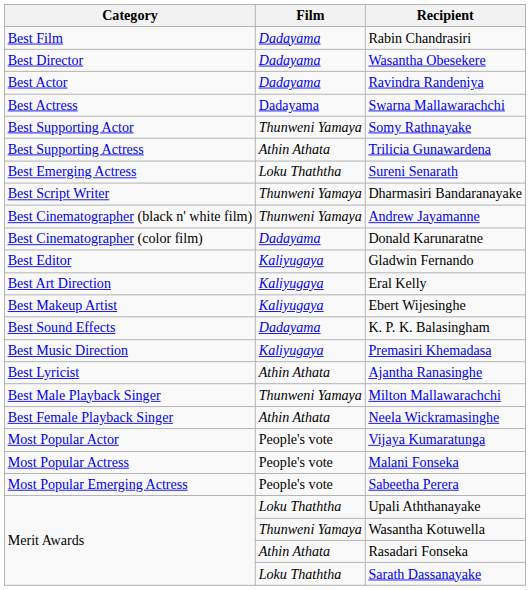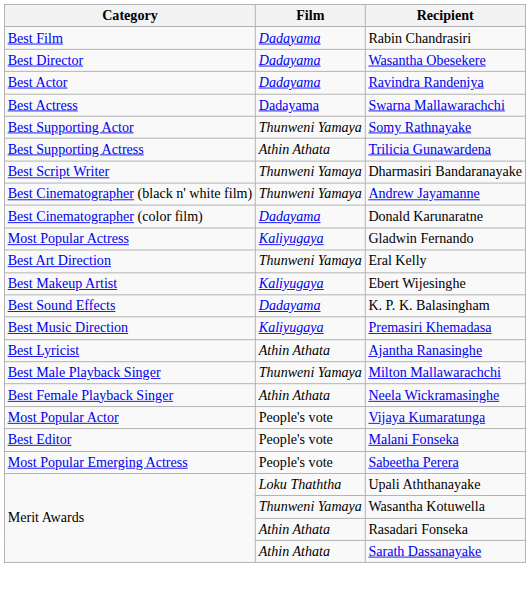- row: (413, 171)
(40, 261) Best Editor -> (68, 238) Most Popular Actress
(291, 283) Kaliyugaya -> (310, 261) Thunweni Yamaya
(68, 462) Most Popular Actress -> (40, 439) Best Editor
(300, 573) Loku Thaththa -> (294, 551) Athin Athata
